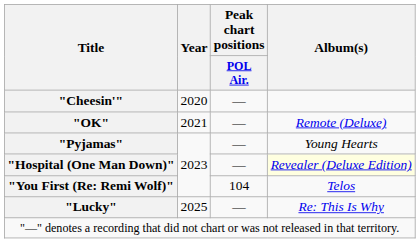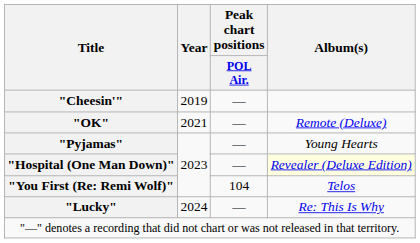(194, 100) 2020 -> (194, 100) 2019
(194, 207) 2025 -> (194, 207) 2024
